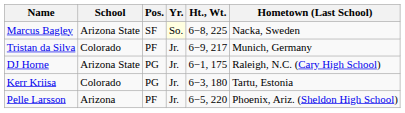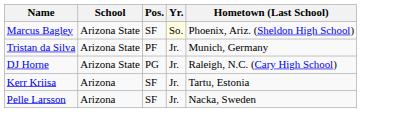- column: (208, 13)
(266, 30) Nacka, Sweden -> (271, 30) Phoenix, Ariz. (Sheldon High School)
(101, 47) Colorado -> (110, 47) Arizona State
(101, 82) Colorado -> (98, 82) Arizona
(152, 82) PG -> (151, 82) SF
(151, 99) PF -> (151, 99) SF
(315, 99) Phoenix, Ariz. (Sheldon High School) -> (222, 99) Nacka, Sweden
